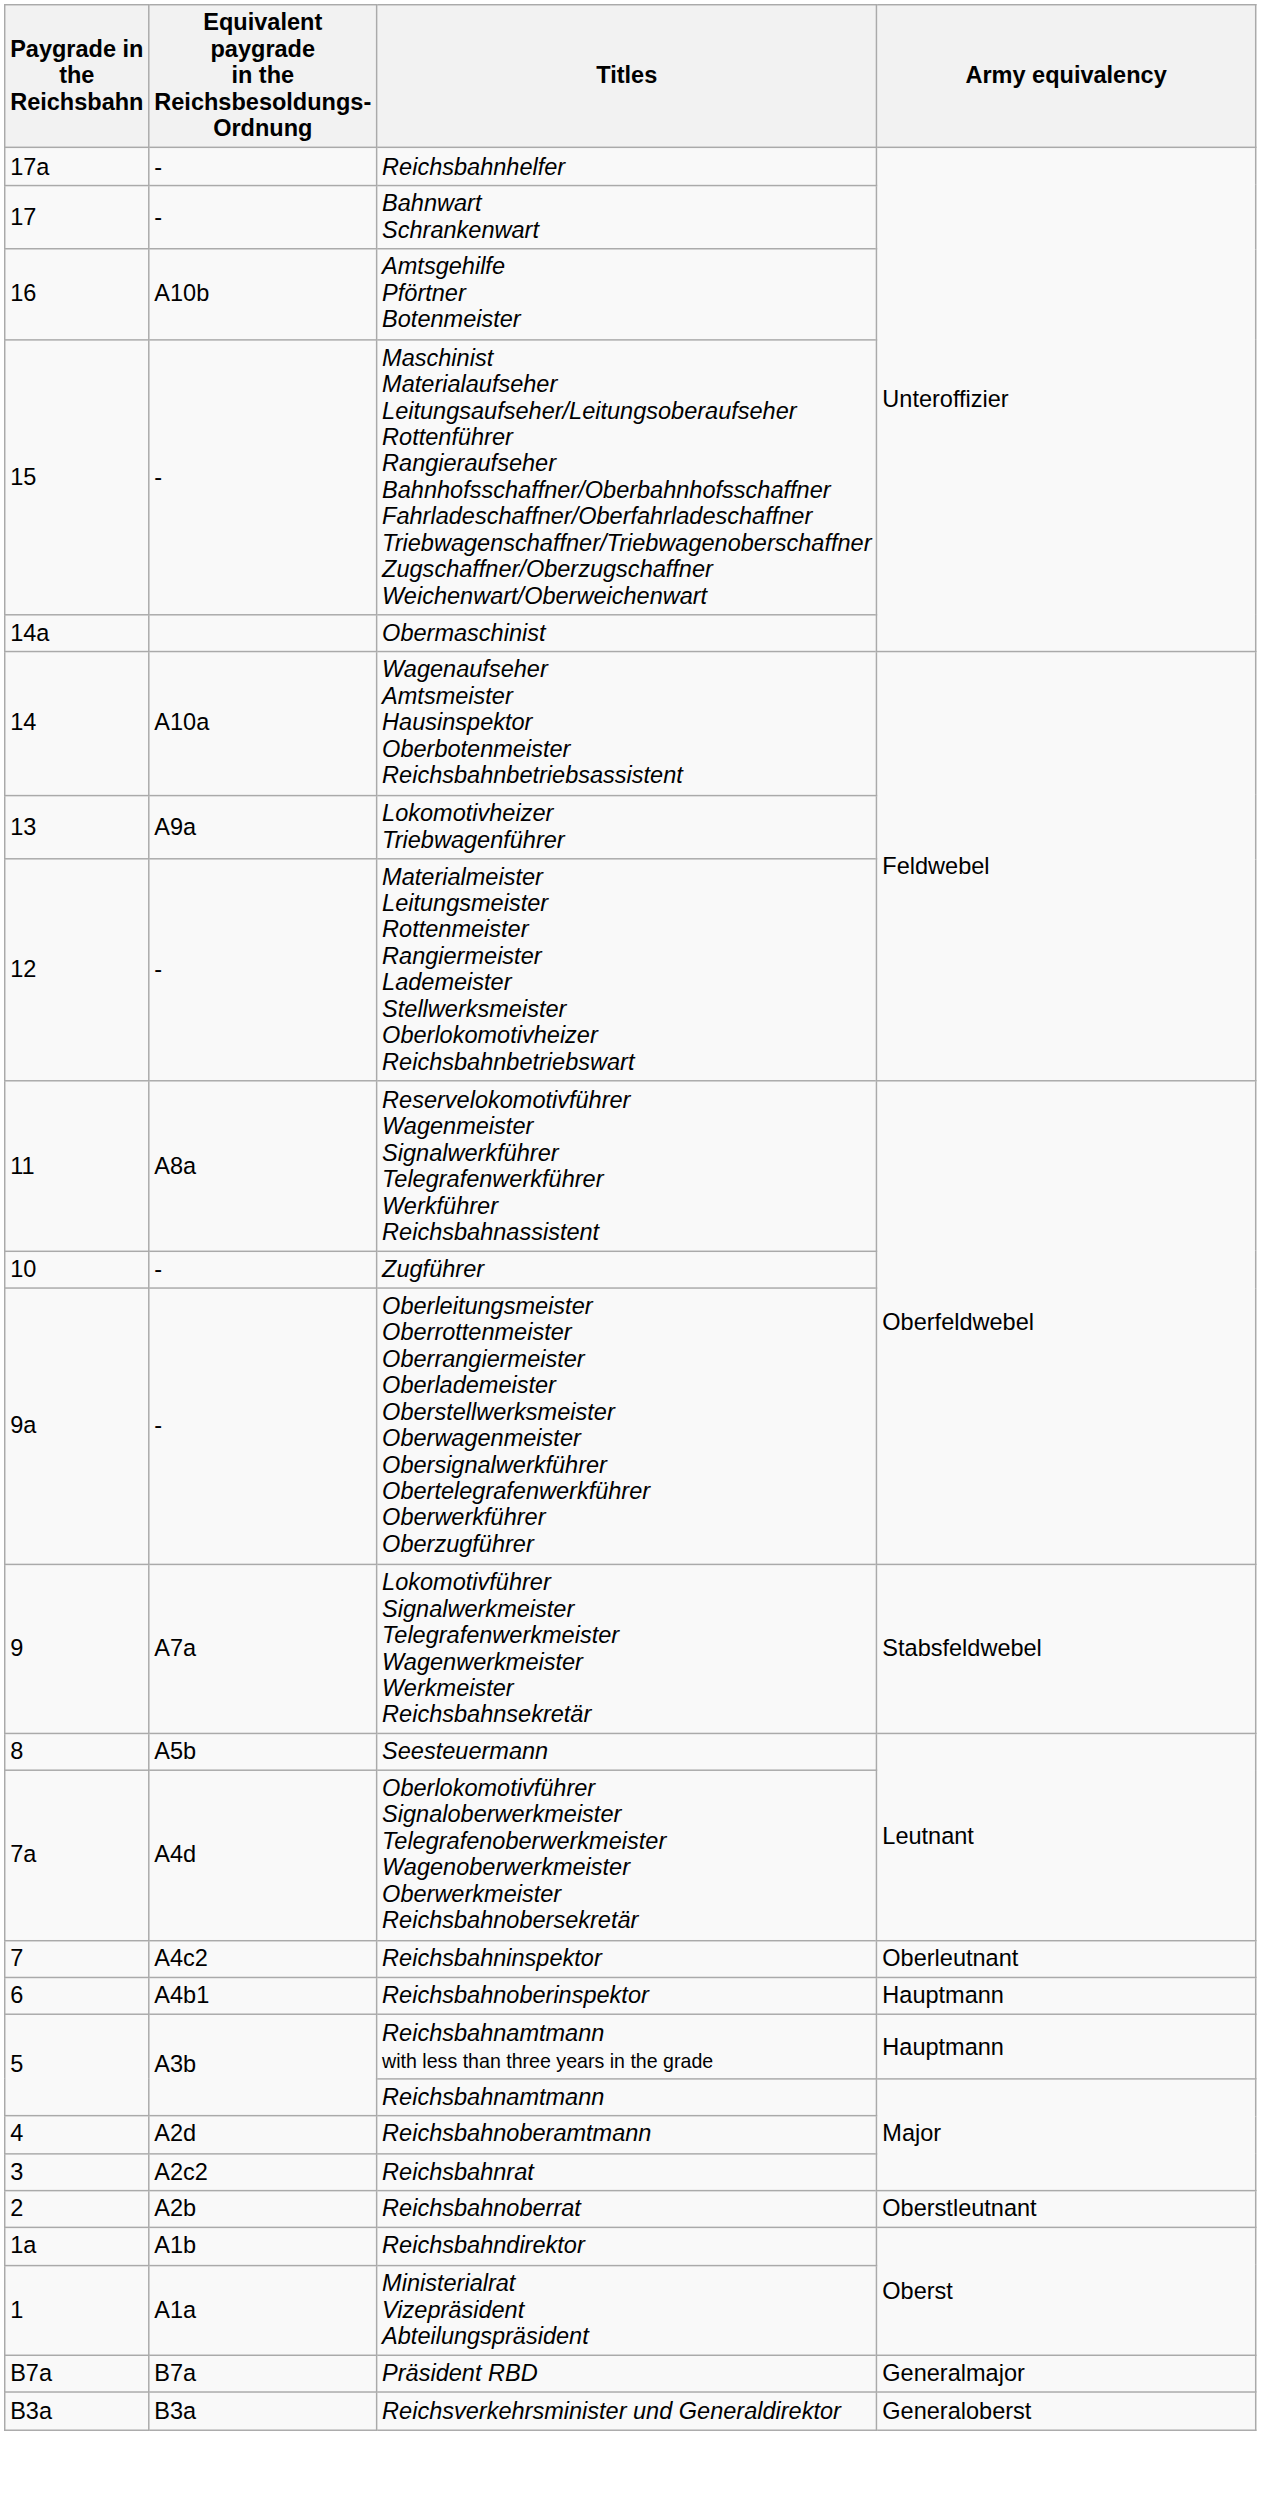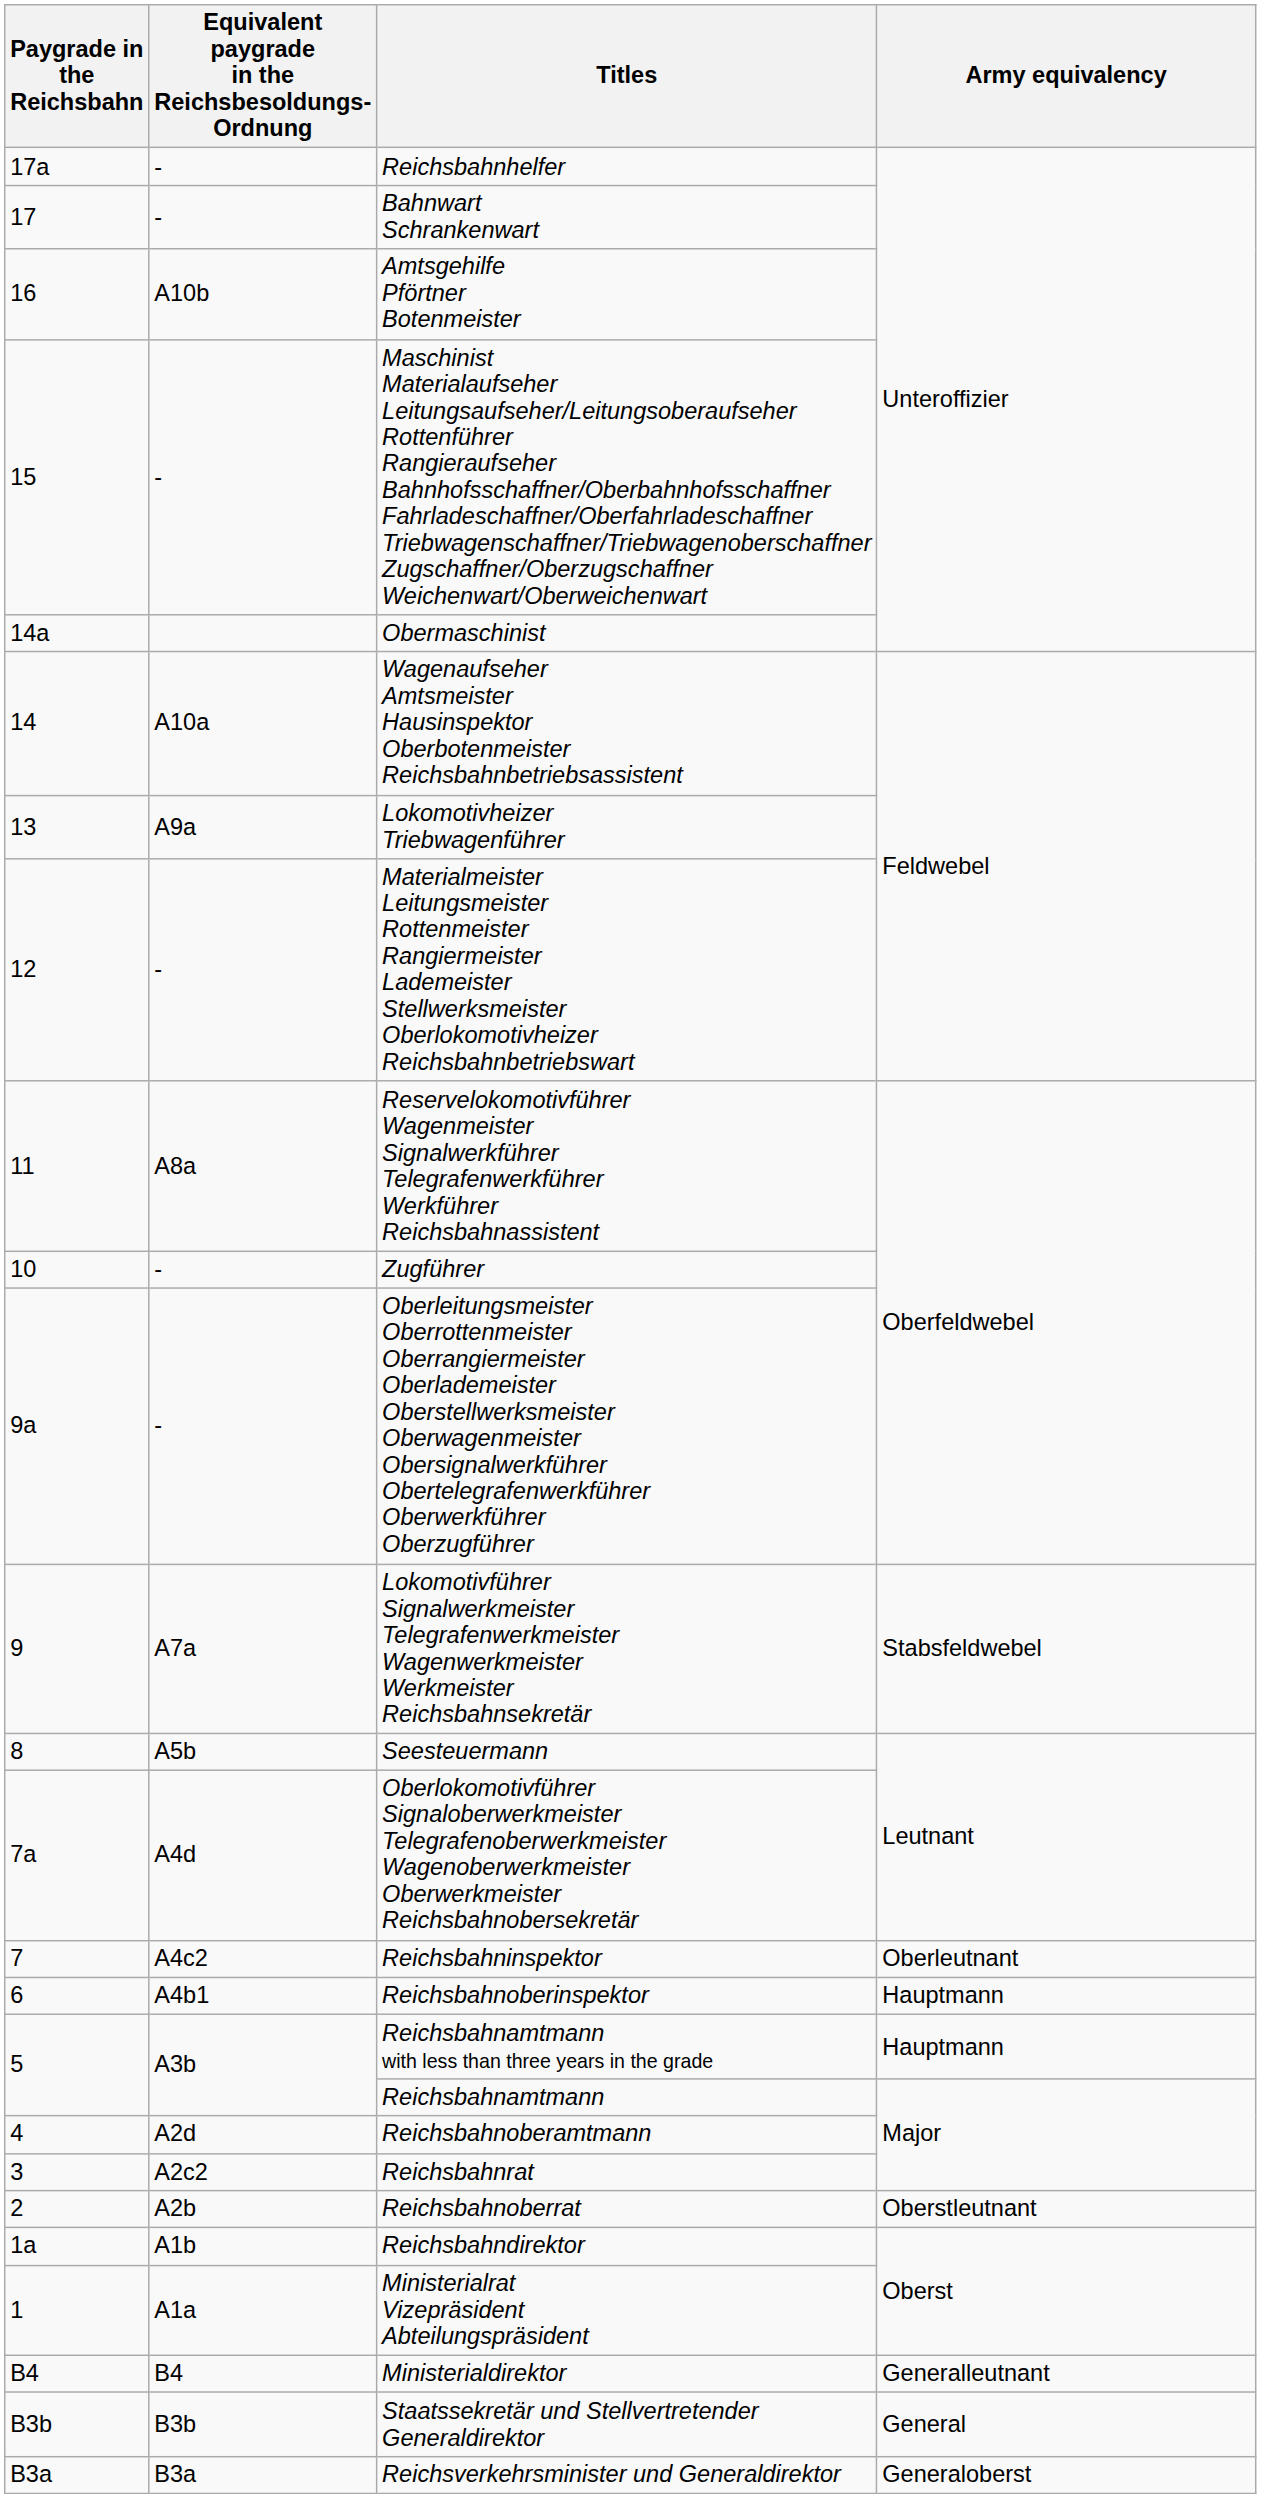- row: (460, 2373)
+ row: (474, 2373)
+ row: (570, 2424)
